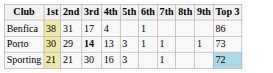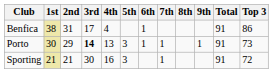+ column: (227, 12)
(221, 60) lightblue background -> (247, 60) no background
